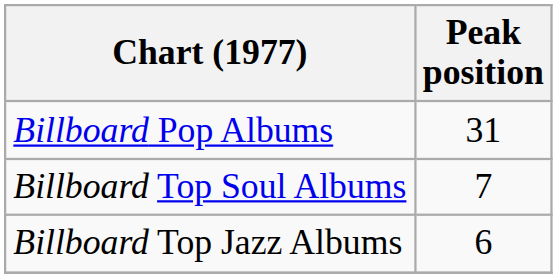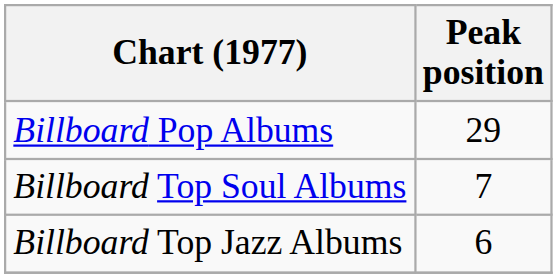(483, 129) 31 -> (483, 129) 29
